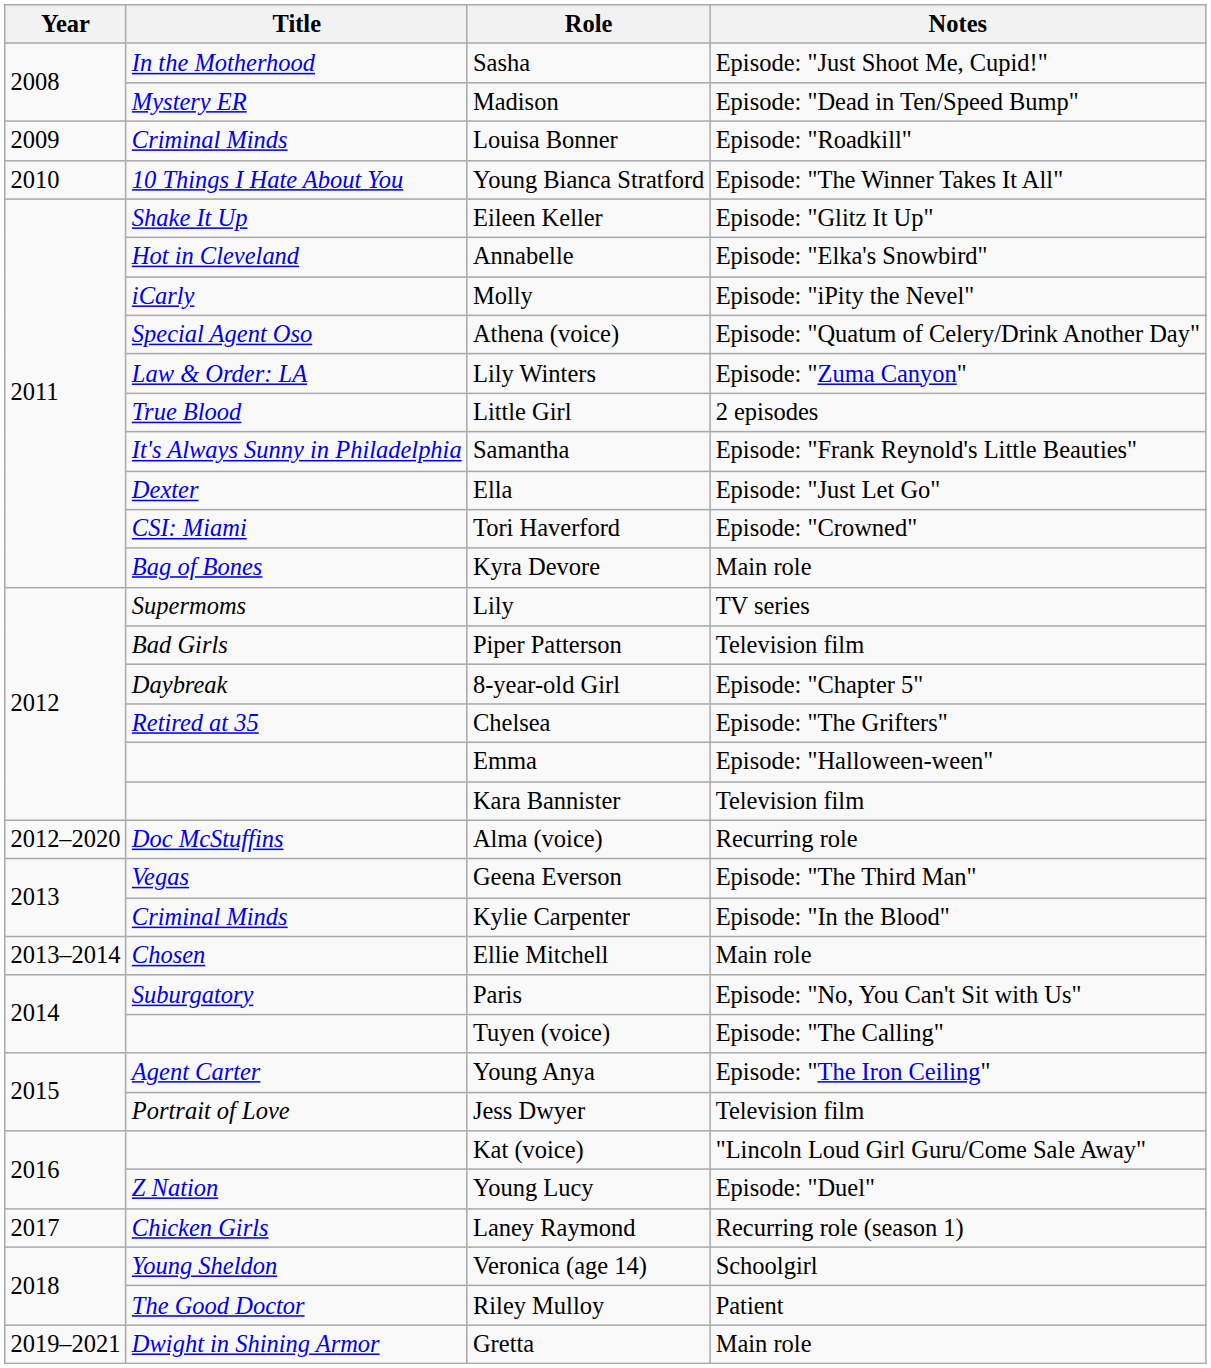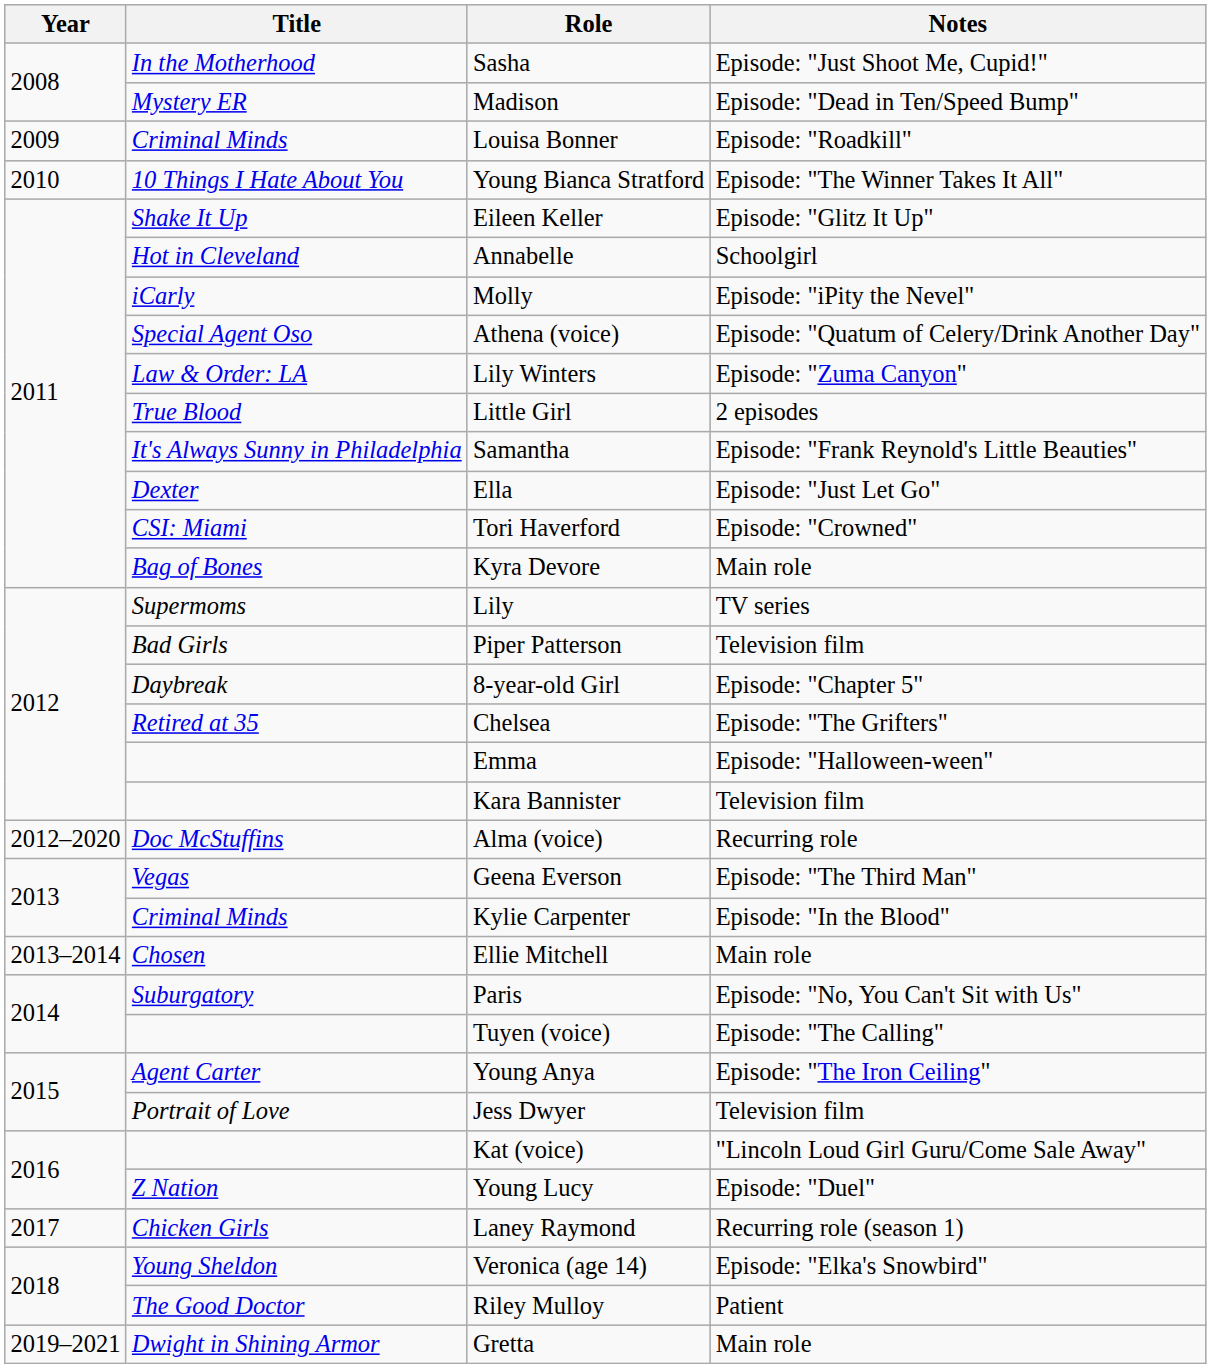(852, 256) Episode: "Elka's Snowbird" -> (767, 256) Schoolgirl
(767, 1266) Schoolgirl -> (852, 1266) Episode: "Elka's Snowbird"
